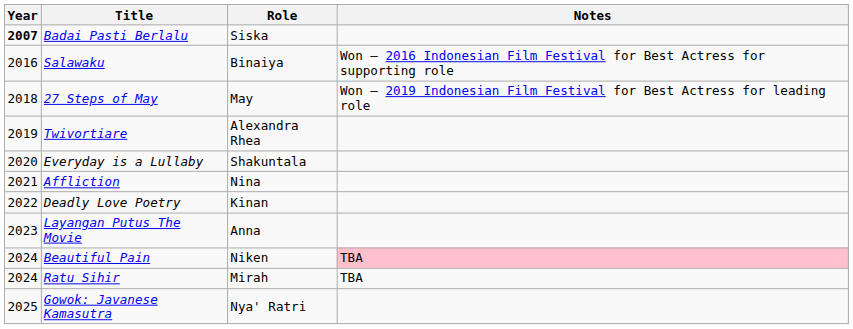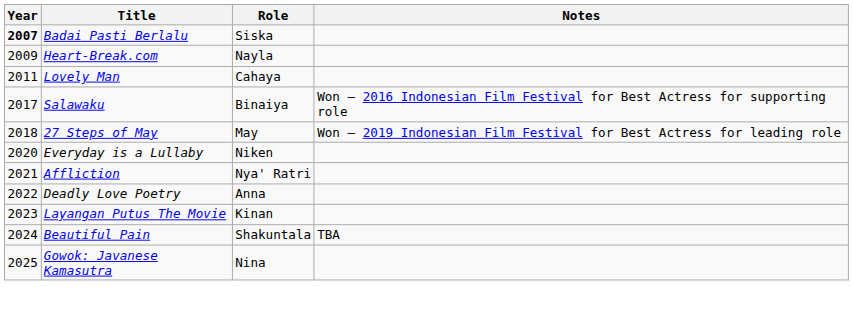+ row: (101, 56)
+ row: (82, 76)
(23, 63) 2016 -> (23, 104) 2017
- row: (86, 133)
(268, 161) Shakuntala -> (254, 153) Niken
(246, 182) Nina -> (273, 173) Nya' Ratri
(249, 202) Kinan -> (250, 194) Anna
(246, 230) Anna -> (254, 214) Kinan
(249, 258) Niken -> (273, 235) Shakuntala
(351, 258) pink background -> (329, 235) no background
- row: (82, 278)
(268, 306) Nya' Ratri -> (250, 263) Nina
